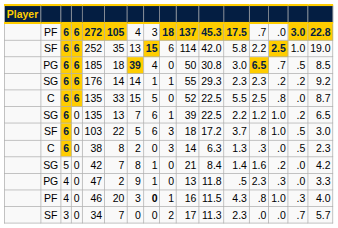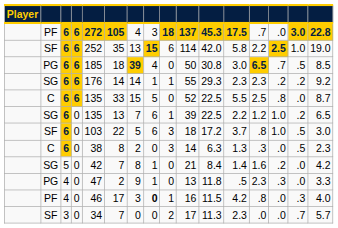(119, 198) 20 -> (119, 198) 17
(240, 198) 4.3 -> (240, 198) 4.2
(279, 198) 1.0 -> (281, 198) .0
